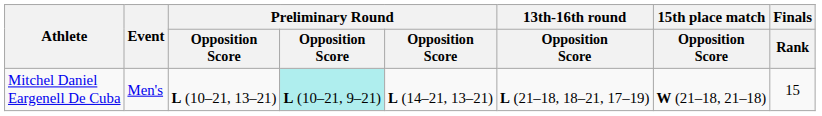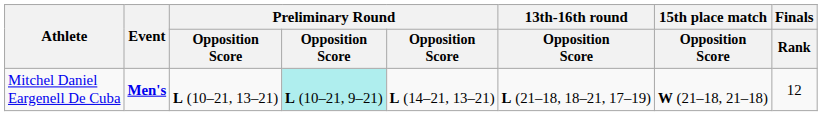(145, 89) normal -> (147, 89) bold
(793, 89) 15 -> (794, 89) 12
